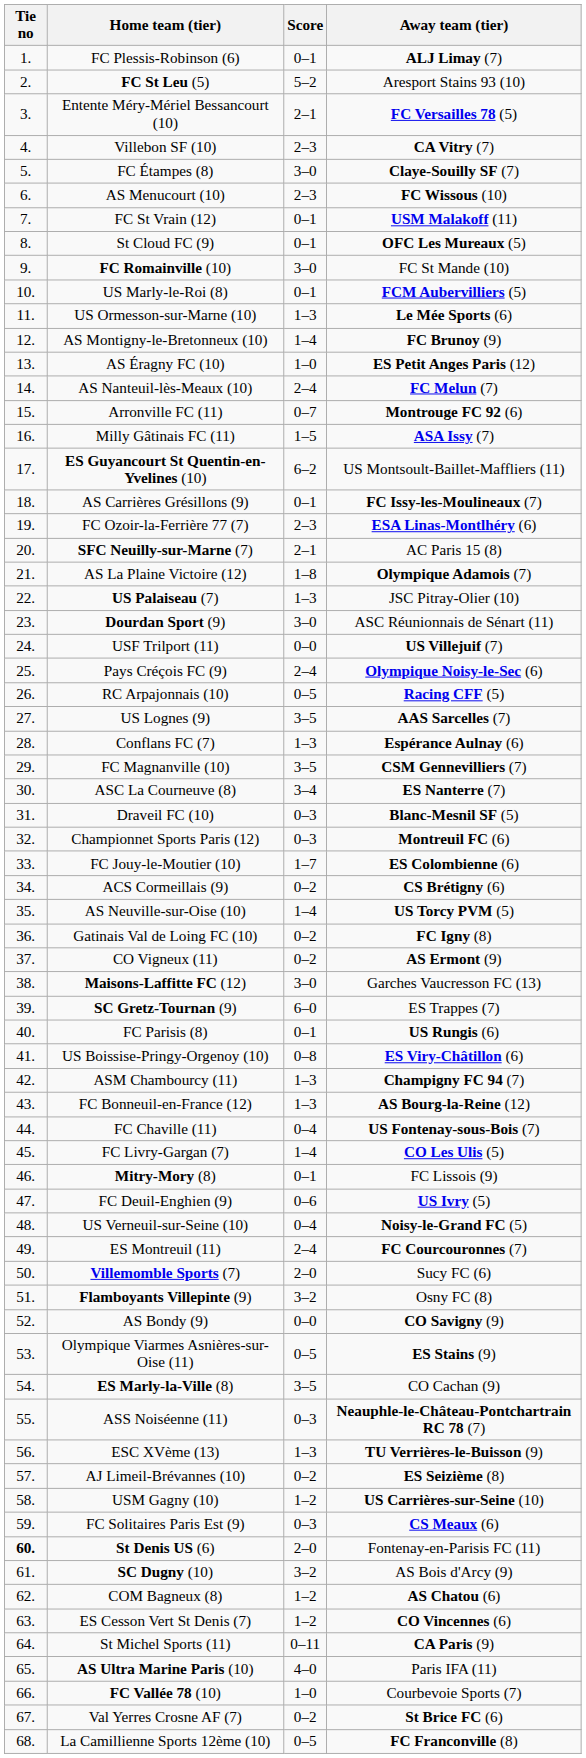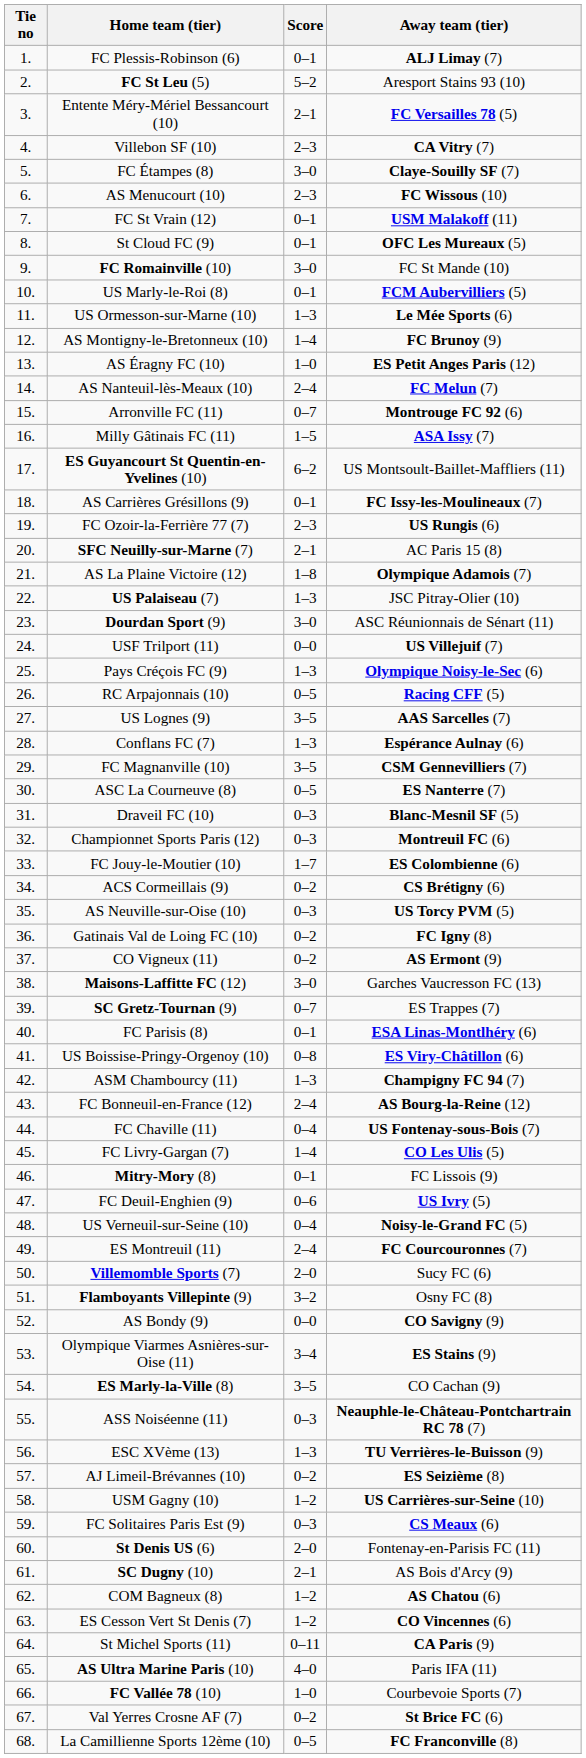(454, 525) ESA Linas-Montlhéry (6) -> (454, 525) US Rungis (6)
(305, 670) 2–4 -> (305, 670) 1–3
(305, 791) 3–4 -> (305, 791) 0–5
(305, 911) 1–4 -> (305, 911) 0–3
(305, 1007) 6–0 -> (305, 1007) 0–7
(454, 1032) US Rungis (6) -> (454, 1032) ESA Linas-Montlhéry (6)
(305, 1104) 1–3 -> (305, 1104) 2–4
(305, 1354) 0–5 -> (305, 1354) 3–4
(26, 1548) bold -> (26, 1548) normal
(305, 1572) 3–2 -> (305, 1572) 2–1
